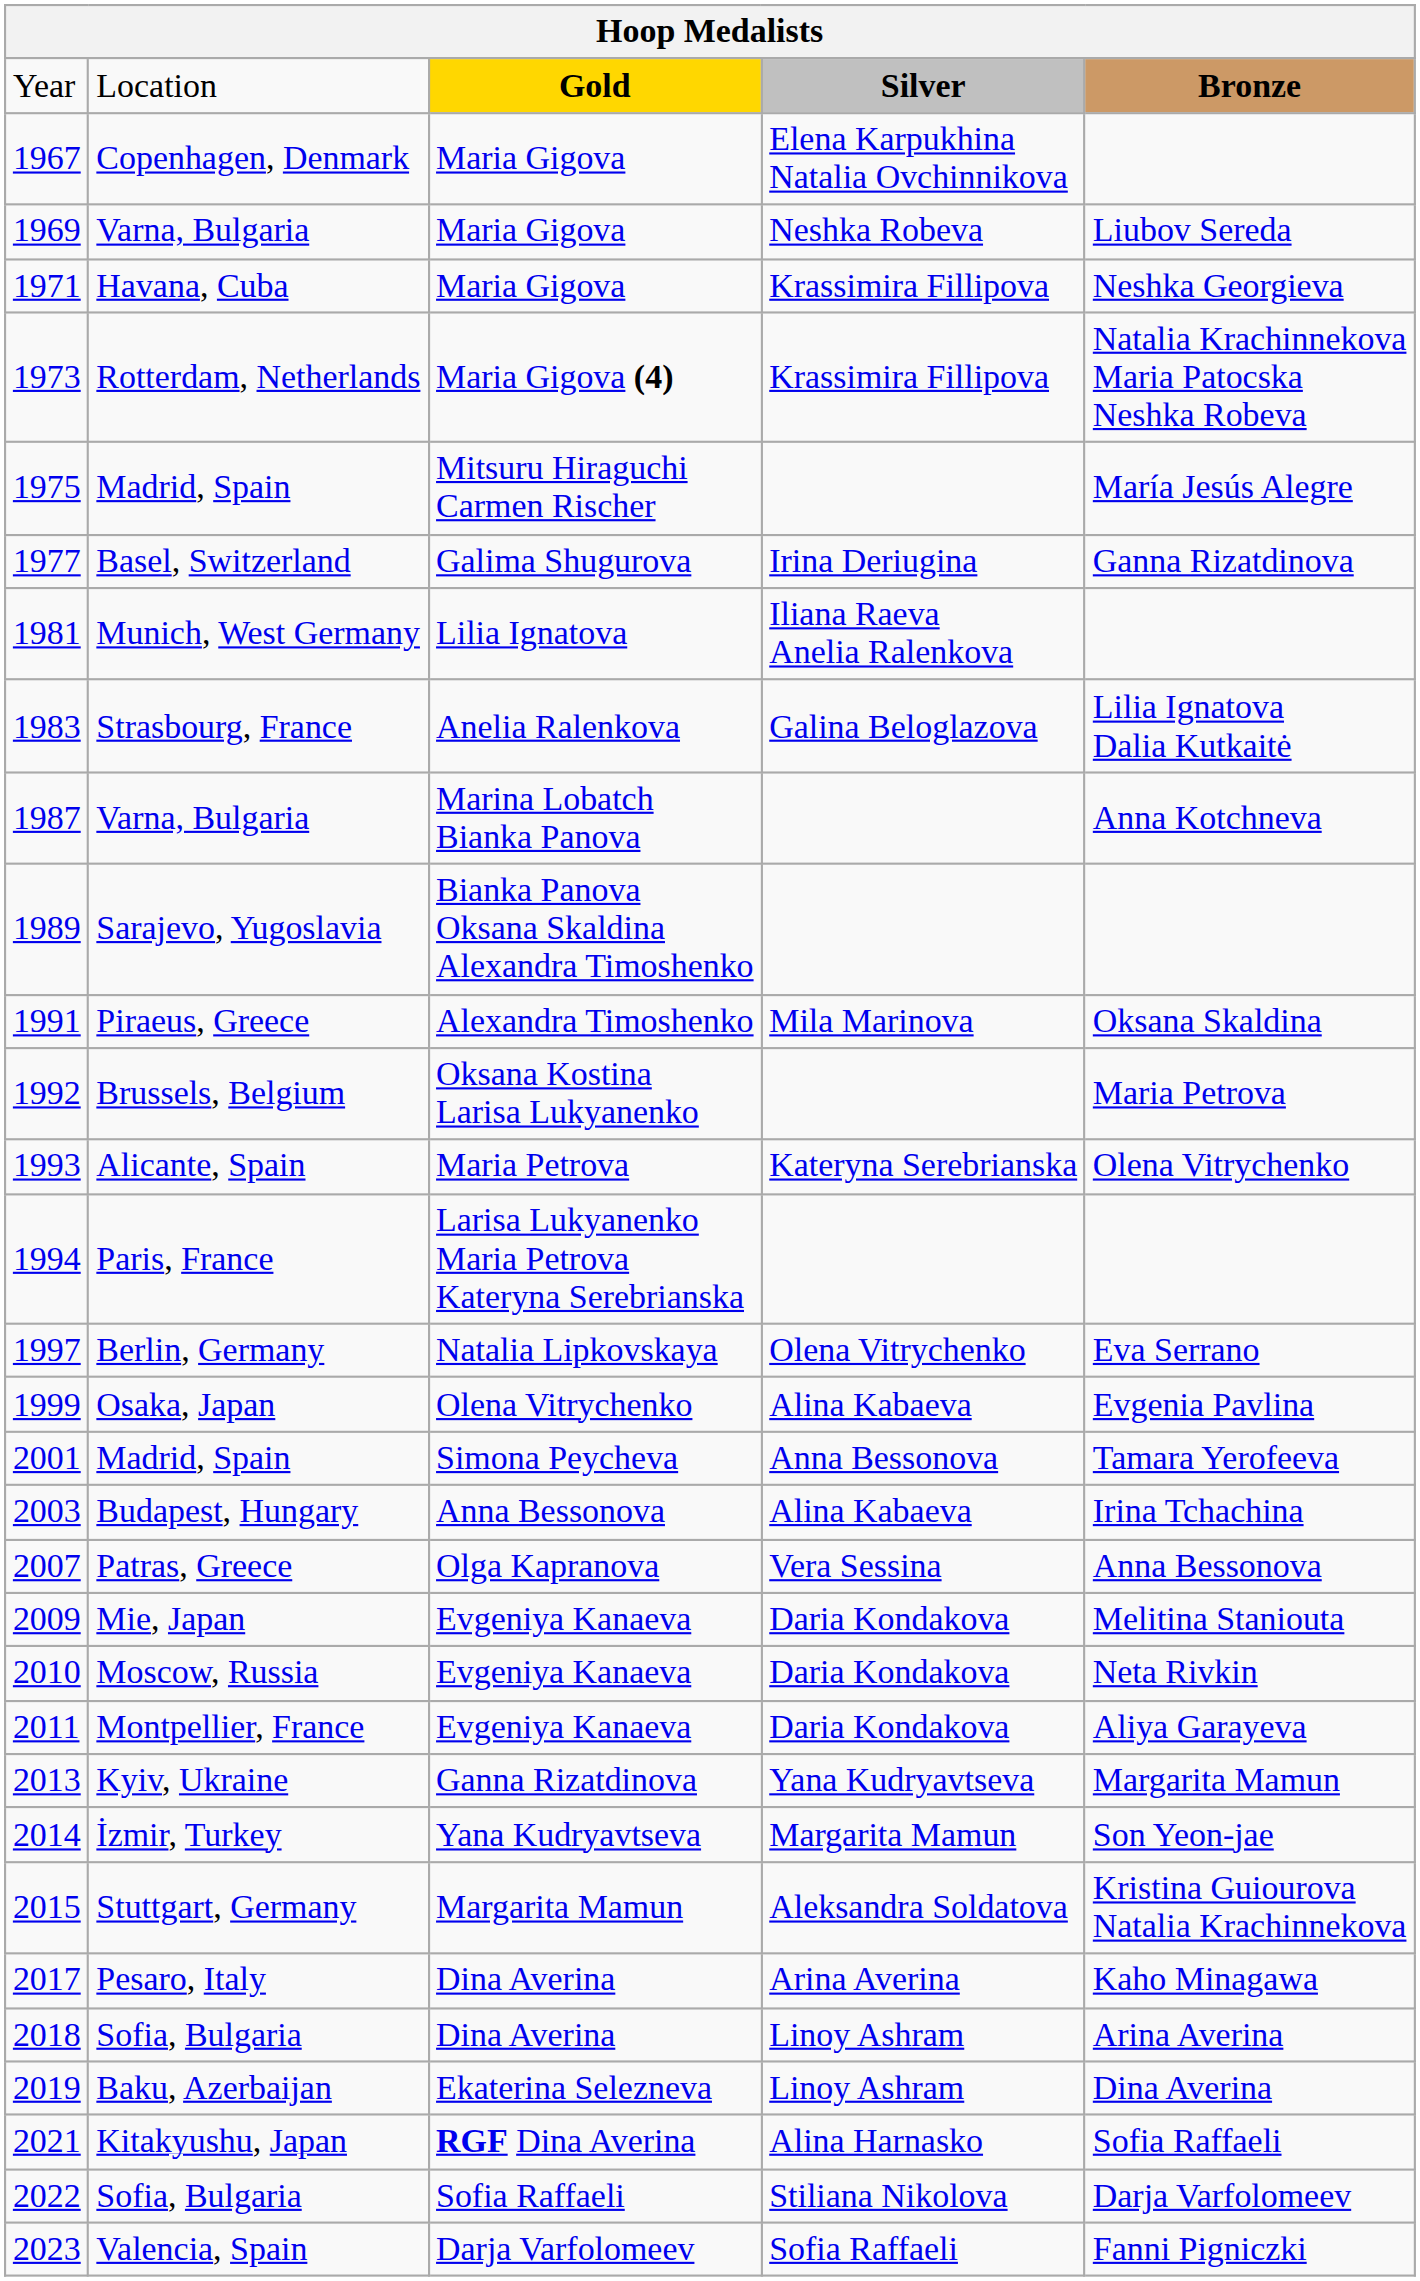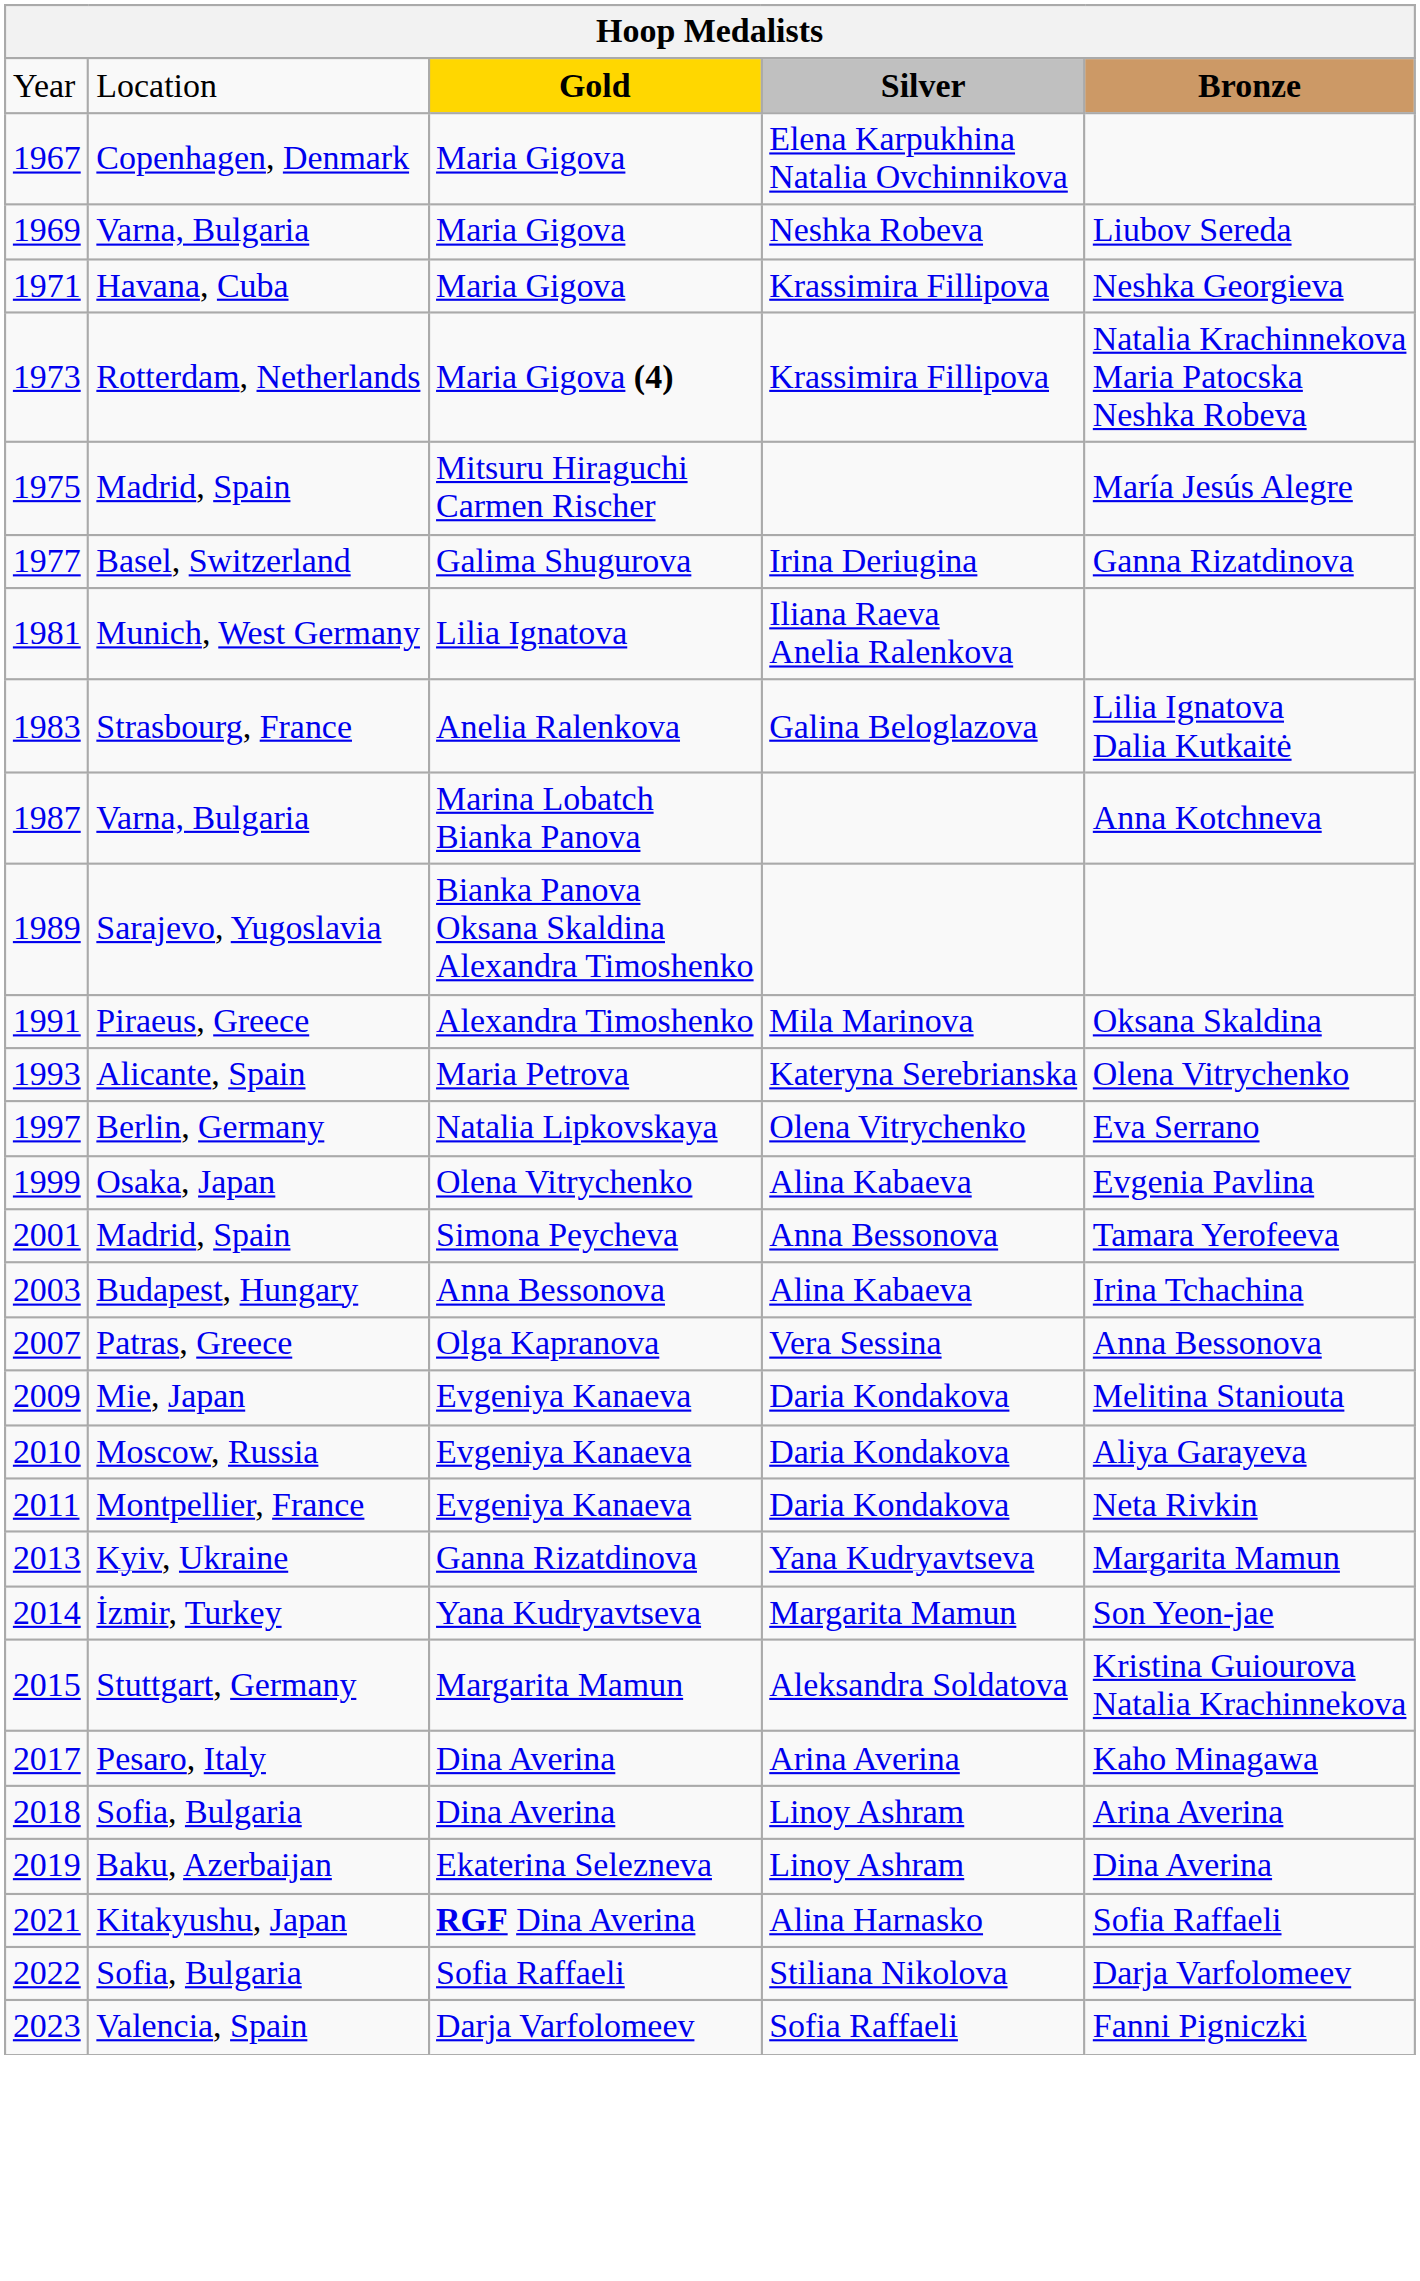- row: (47, 1093)
- row: (47, 1258)
(1175, 1672) Neta Rivkin -> (1200, 1450) Aliya Garayeva
(1200, 1726) Aliya Garayeva -> (1175, 1504) Neta Rivkin
